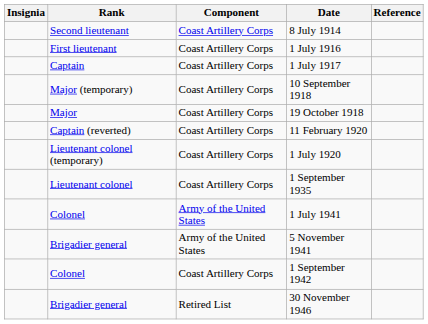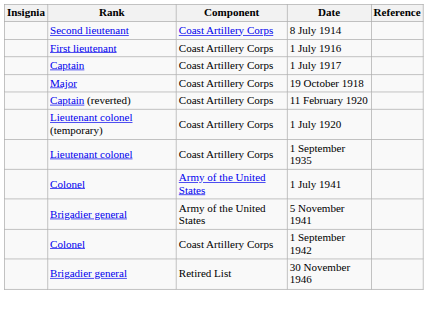- row: (320, 89)
